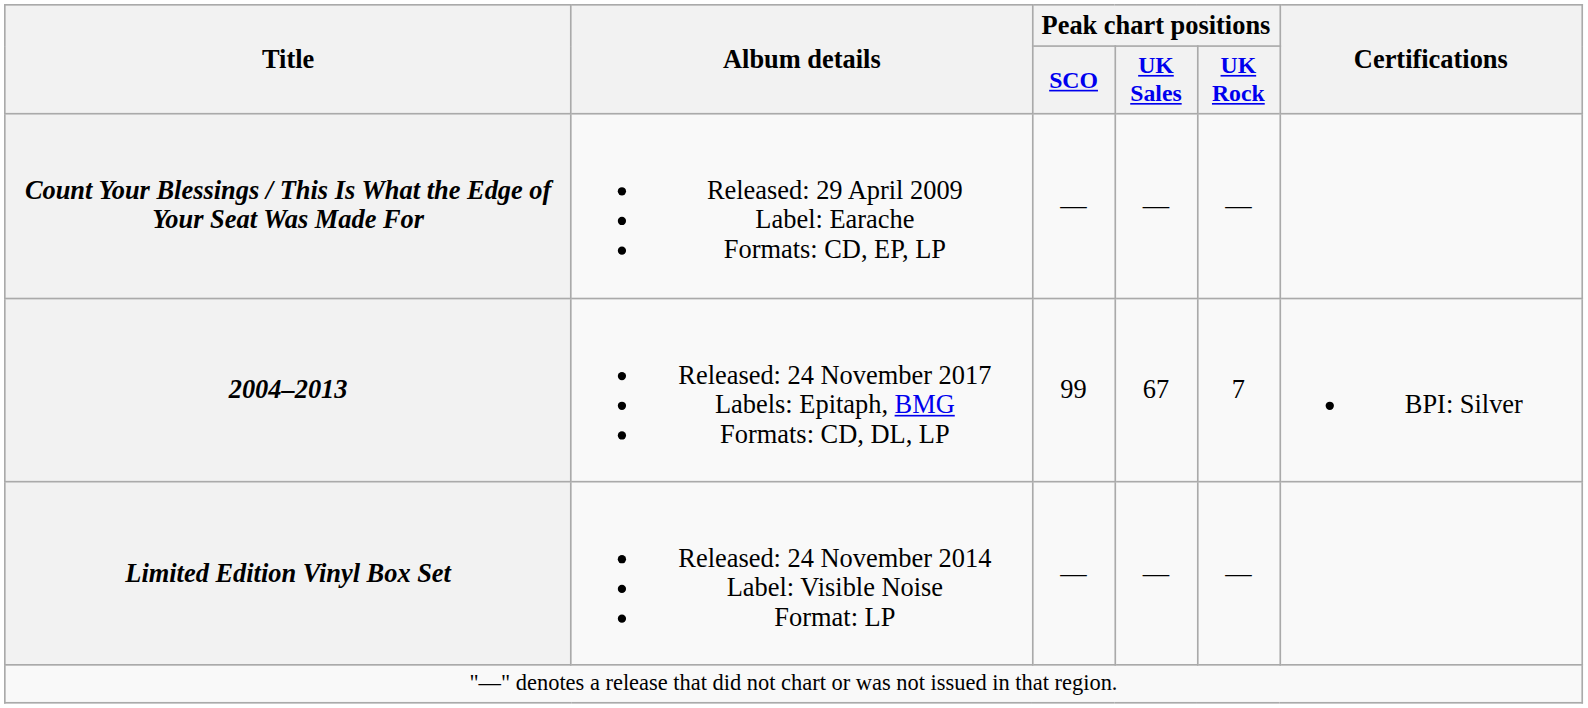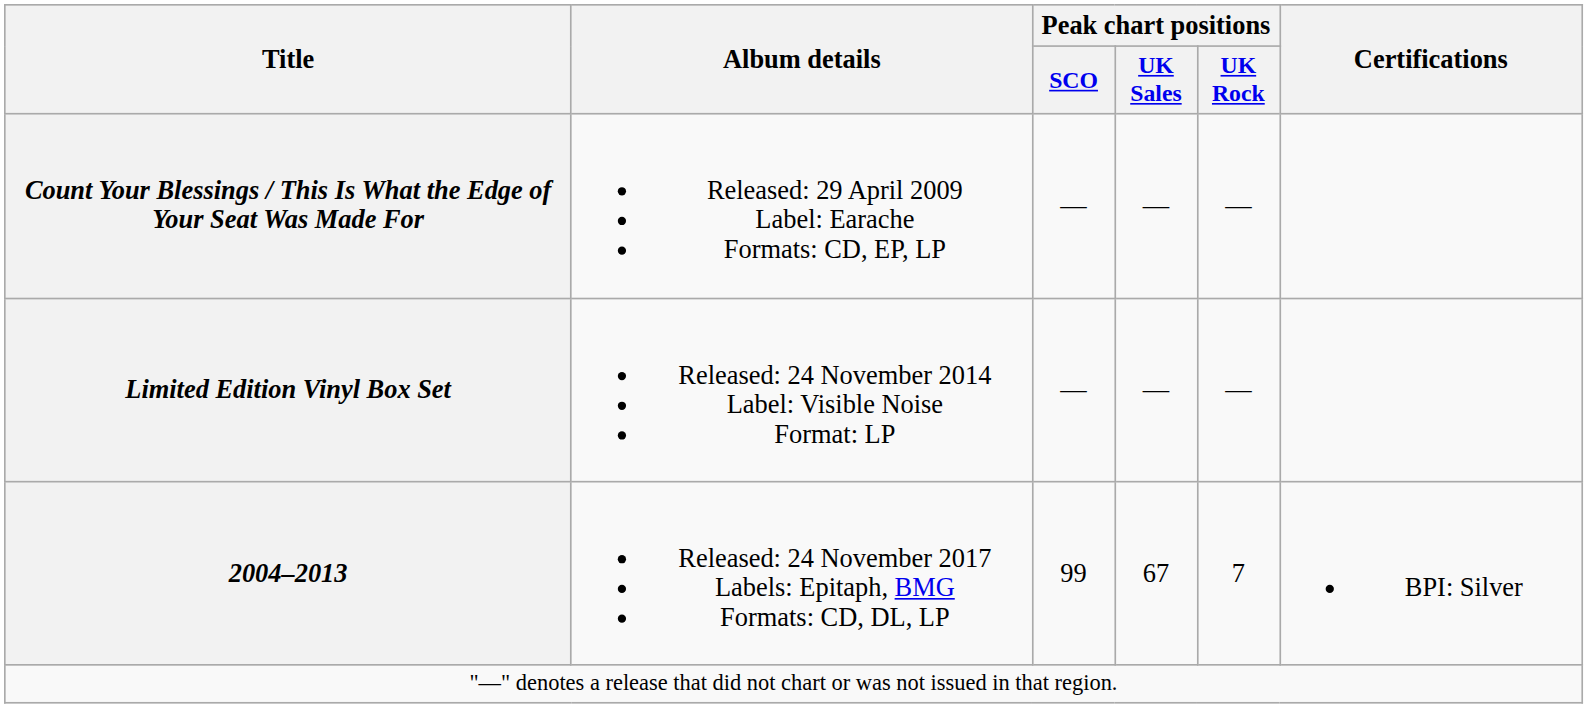rows swapped: (288, 573) <-> (288, 389)
